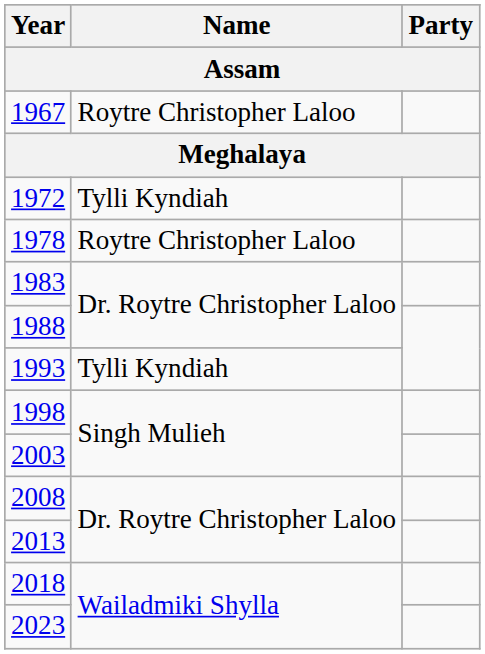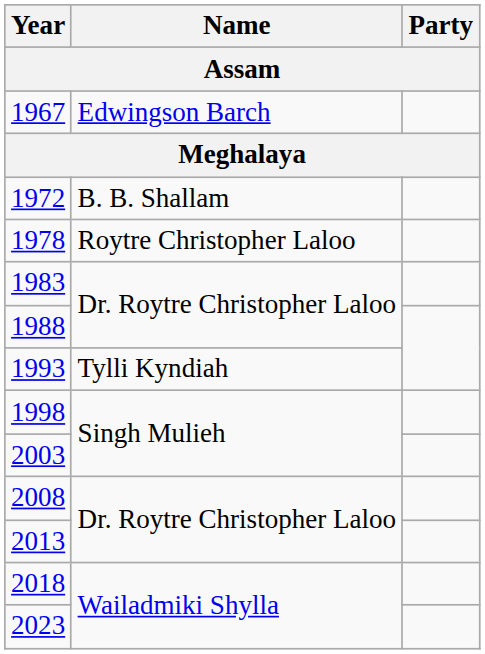(217, 111) Roytre Christopher Laloo -> (174, 111) Edwingson Barch
(153, 197) Tylli Kyndiah -> (153, 197) B. B. Shallam
